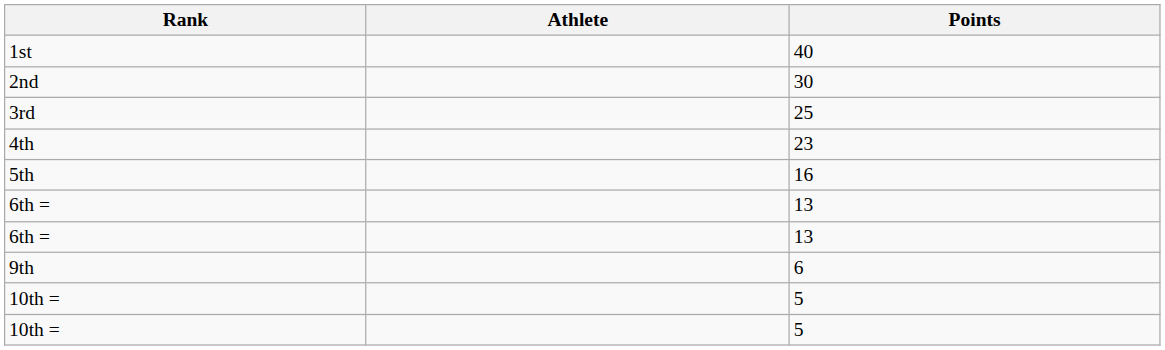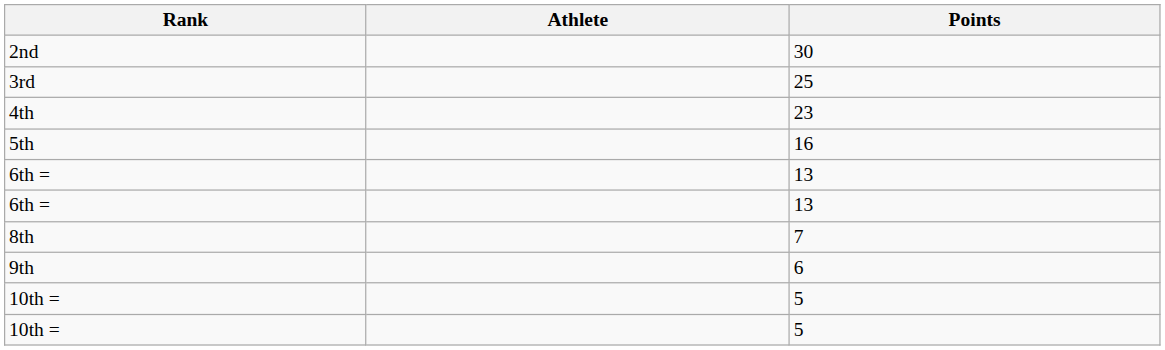- row: (20, 50)
+ row: (22, 236)
